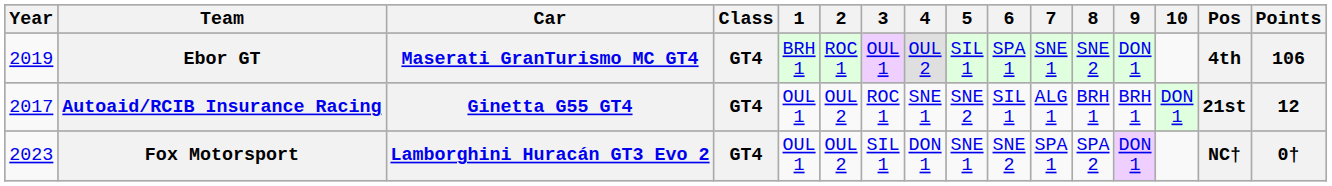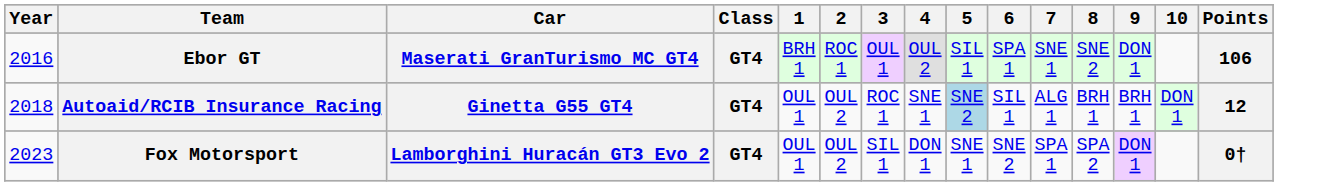- column: (1225, 19)
(31, 58) 2019 -> (31, 58) 2016
(31, 107) 2017 -> (31, 107) 2018
(967, 107) no background -> (967, 107) lightblue background
